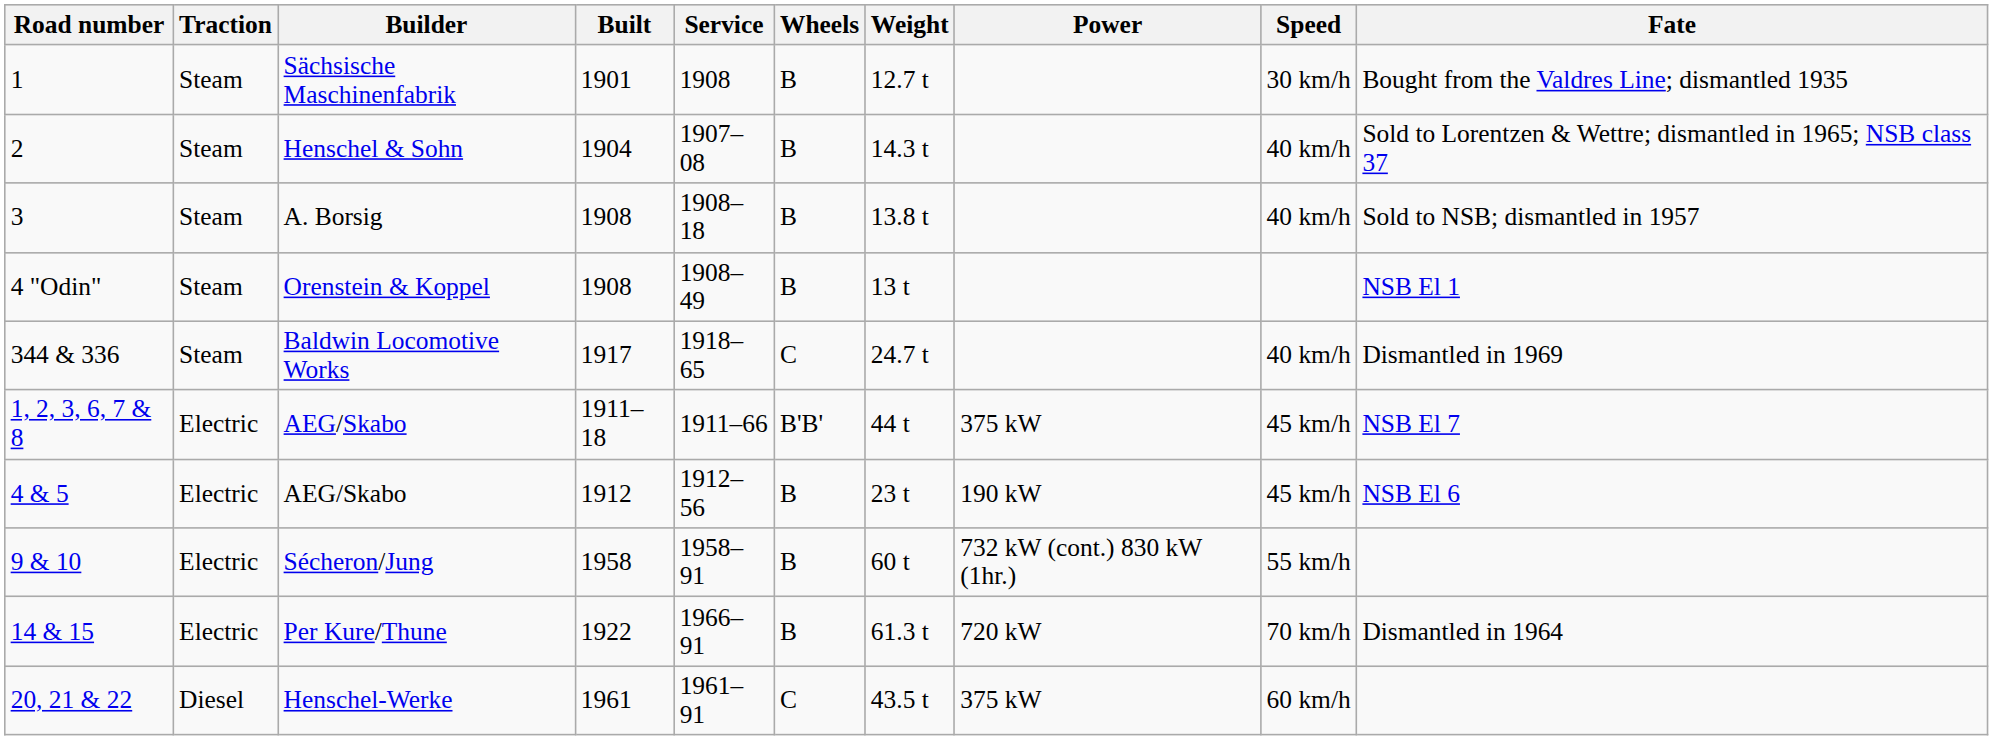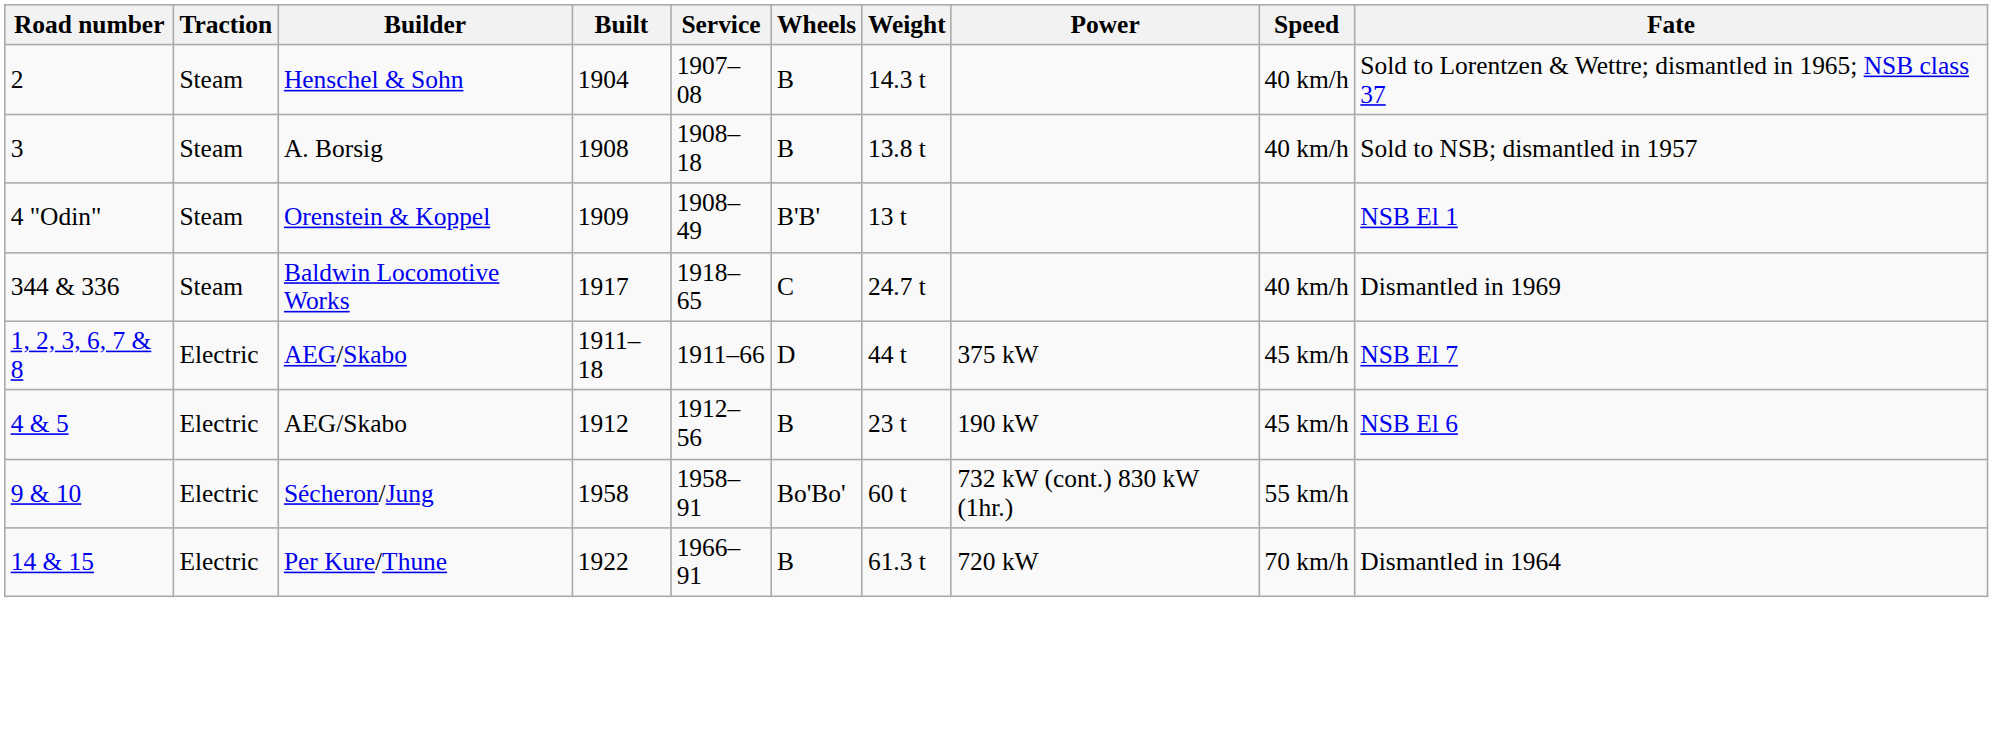- row: (17, 79)
(606, 286) 1908 -> (603, 217) 1909
(788, 286) B -> (799, 217) B'B'
(802, 424) B'B' -> (786, 355) D
(788, 562) B -> (811, 493) Bo'Bo'
- row: (71, 700)
